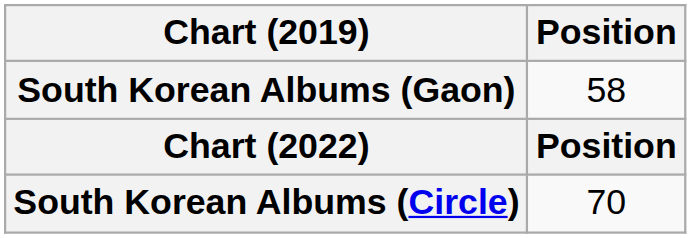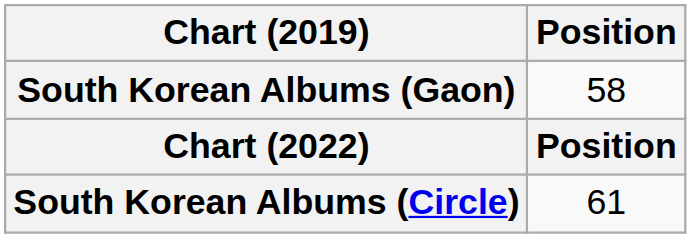(606, 202) 70 -> (606, 202) 61
